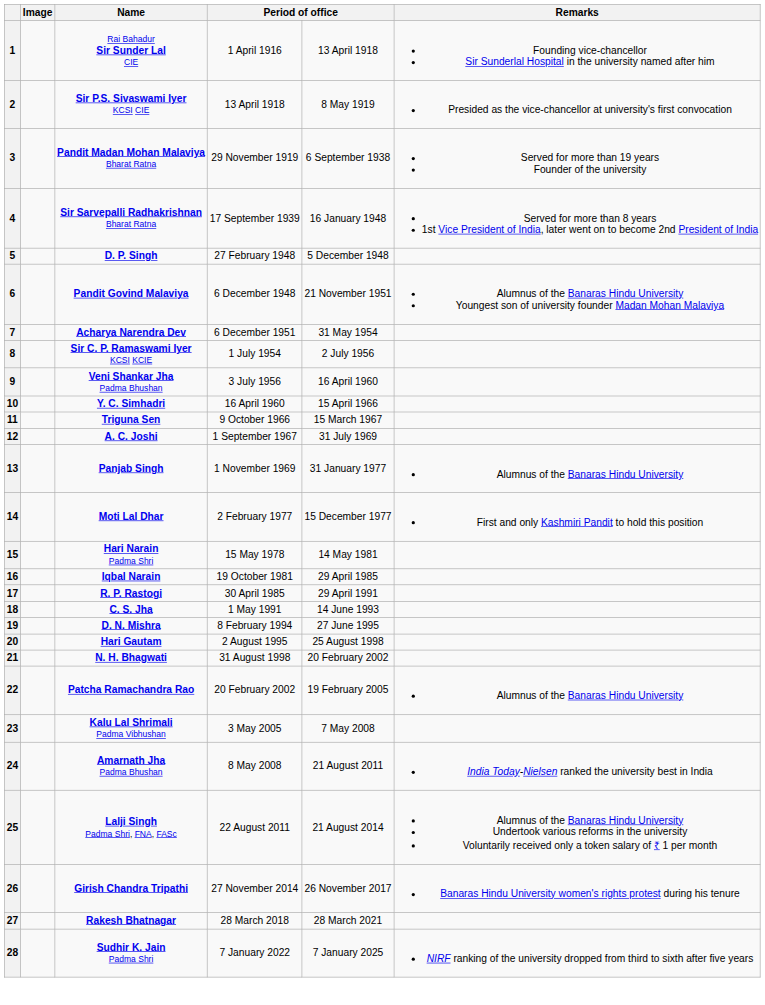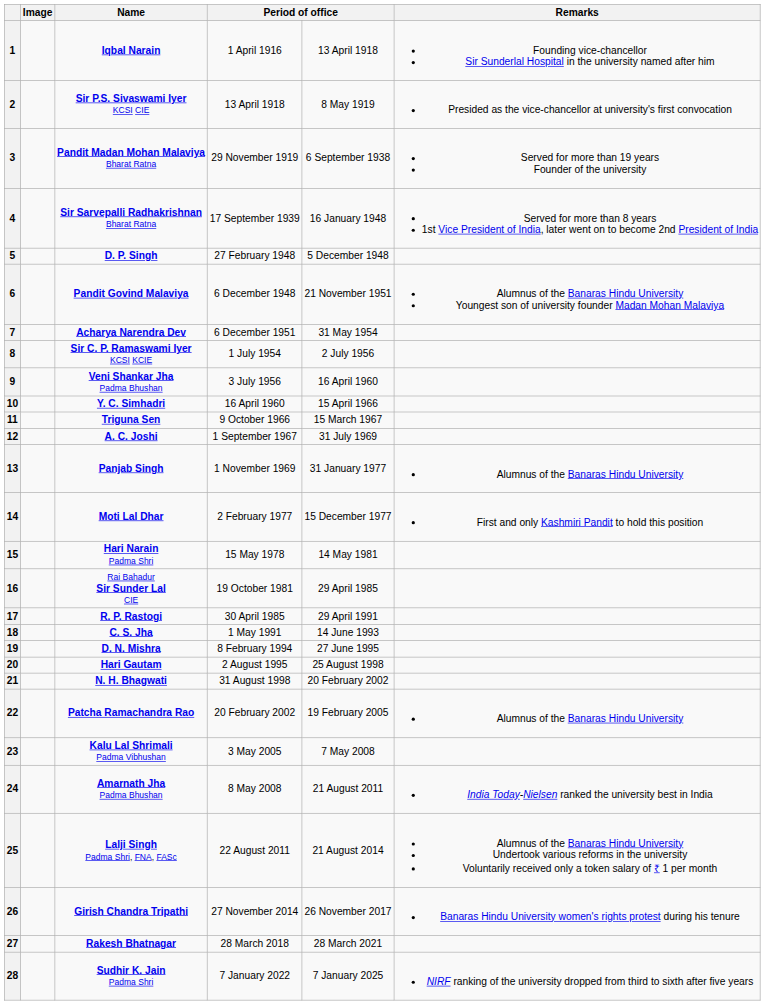(131, 51) Rai Bahadur Sir Sunder Lal CIE -> (131, 50) Iqbal Narain
(131, 577) Iqbal Narain -> (131, 589) Rai Bahadur Sir Sunder Lal CIE
